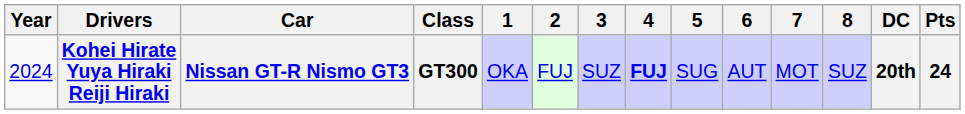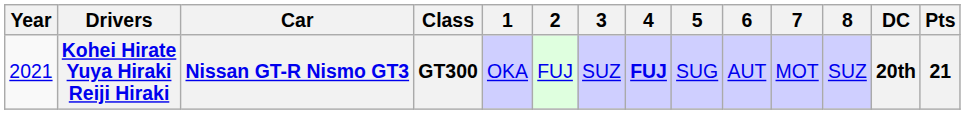(31, 72) 2024 -> (31, 72) 2021
(940, 72) 24 -> (940, 72) 21
